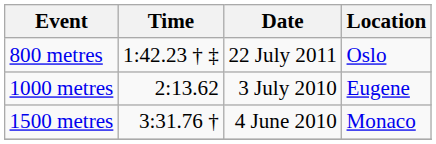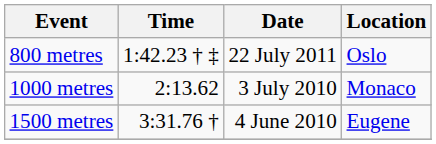(378, 88) Eugene -> (381, 88) Monaco
(381, 121) Monaco -> (378, 121) Eugene
